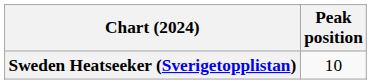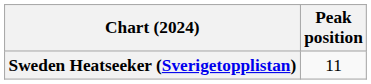(333, 65) 10 -> (333, 65) 11
